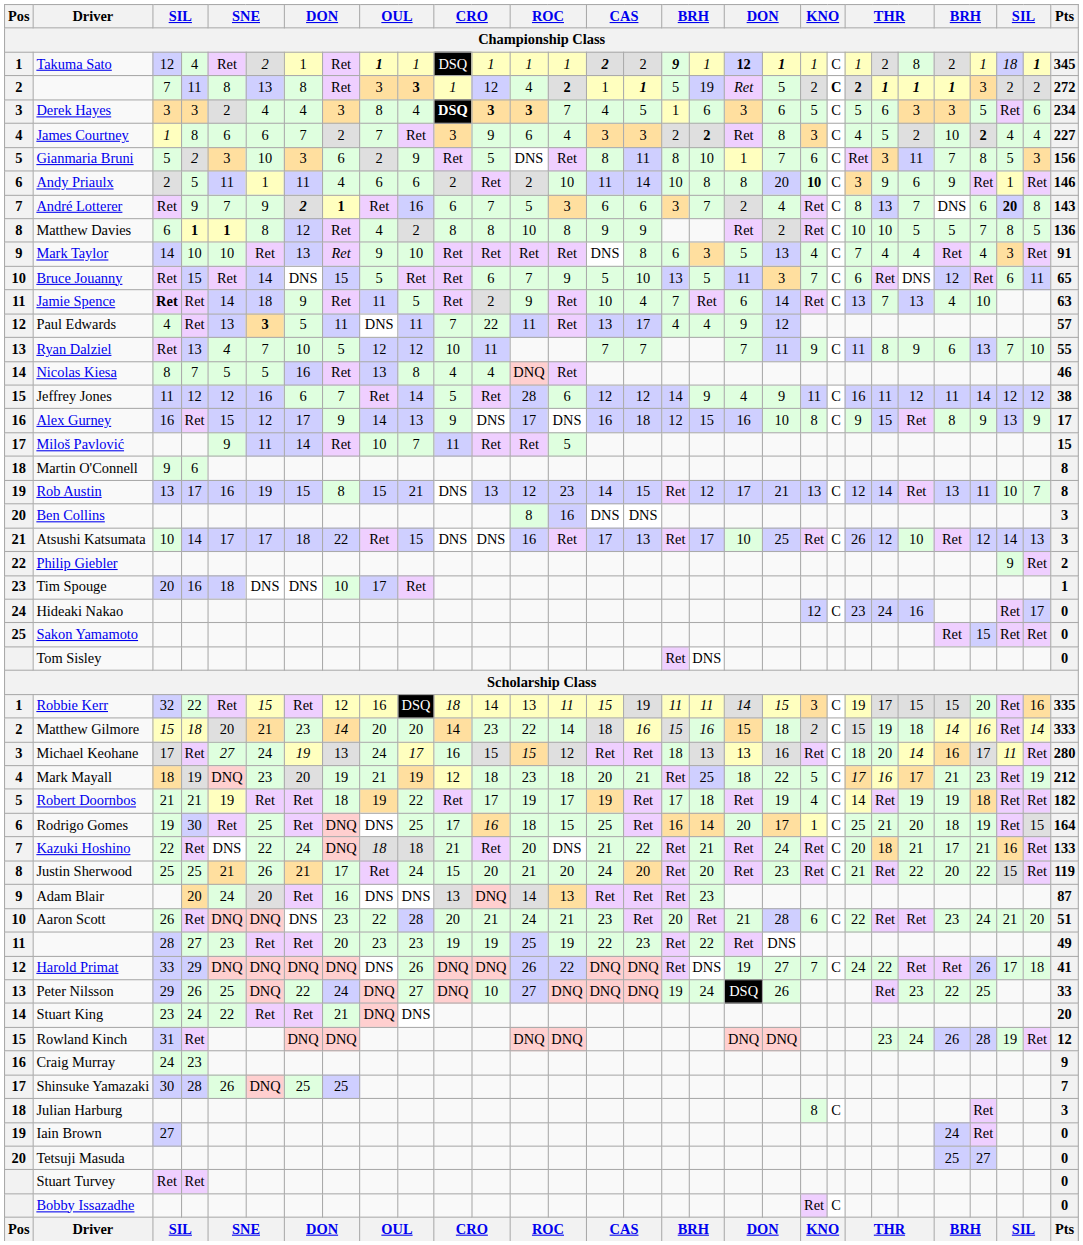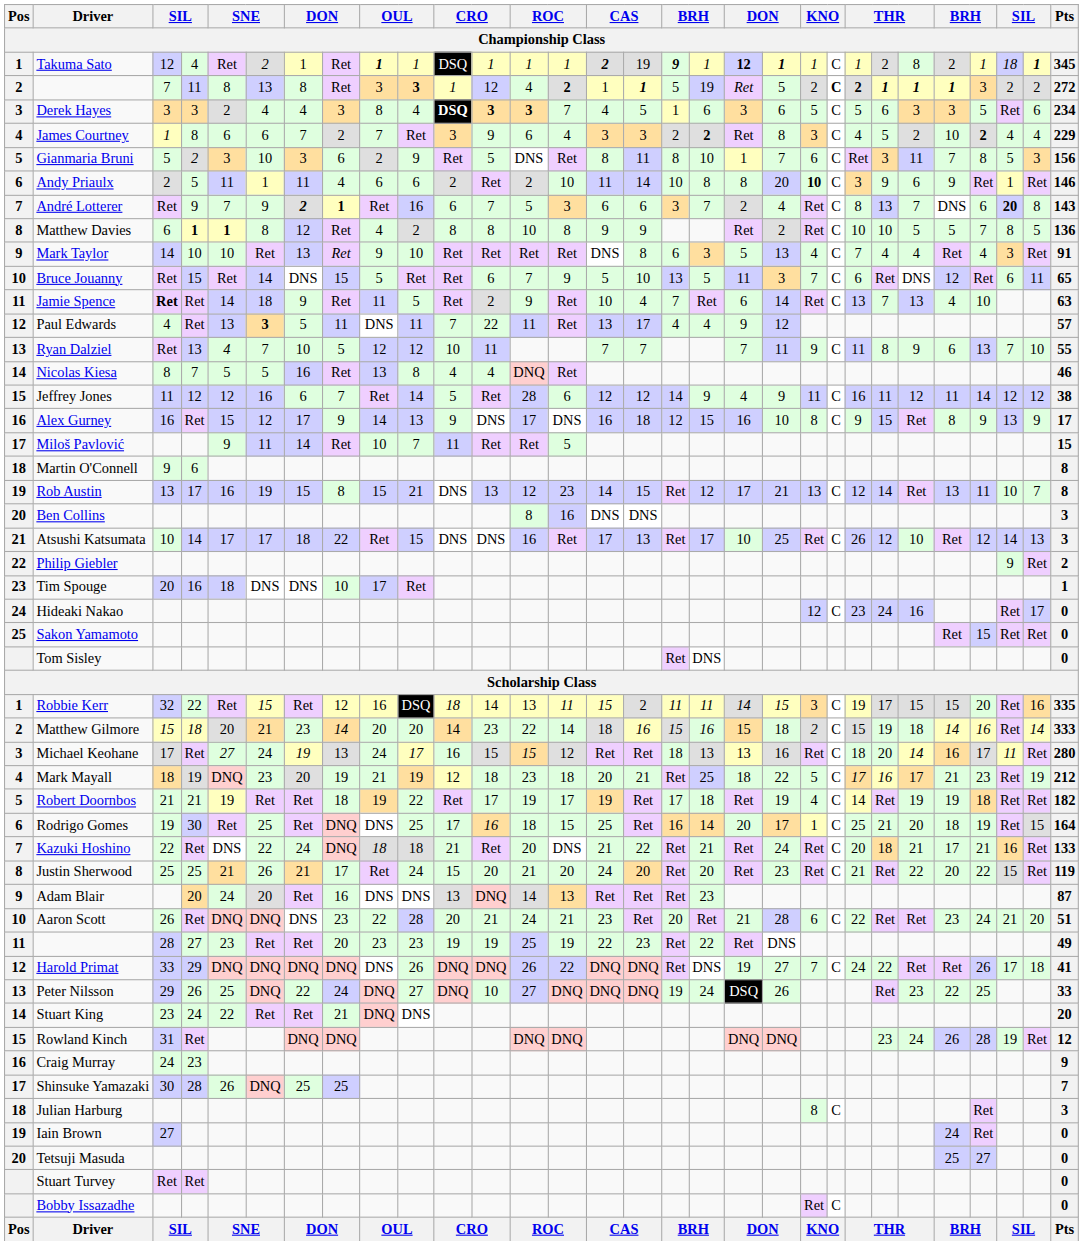(643, 63) 2 -> (643, 63) 19
(1065, 134) 227 -> (1065, 134) 229
(643, 705) 19 -> (643, 705) 2
